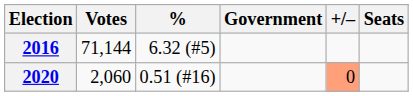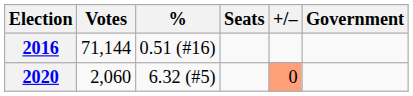columns swapped: (384, 18) <-> (273, 18)
(182, 47) 6.32 (#5) -> (178, 47) 0.51 (#16)
(178, 76) 0.51 (#16) -> (182, 76) 6.32 (#5)
